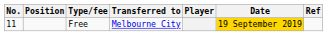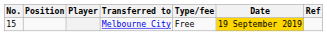columns swapped: (199, 11) <-> (88, 11)
(11, 24) 11 -> (11, 24) 15
